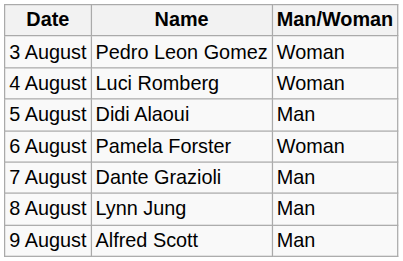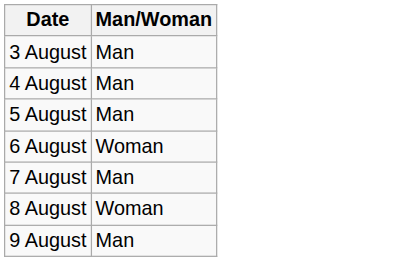- column: (182, 20)
(311, 51) Woman -> (115, 51) Man
(311, 83) Woman -> (115, 83) Man
(296, 209) Man -> (130, 209) Woman
